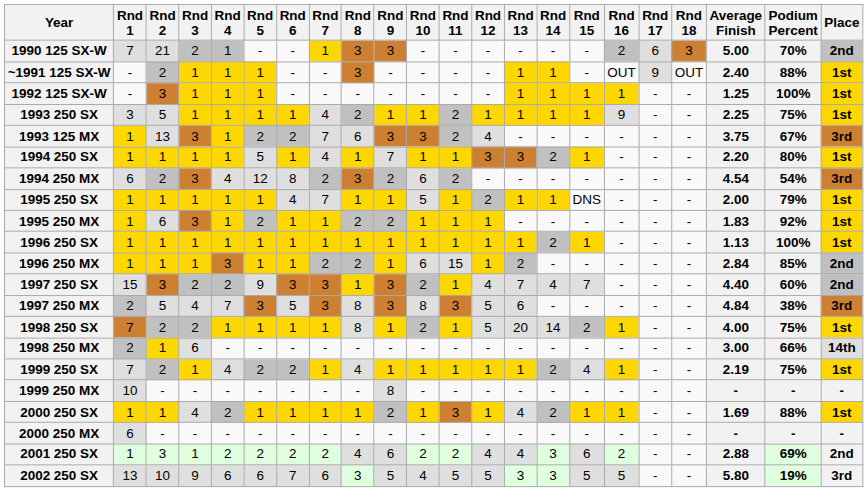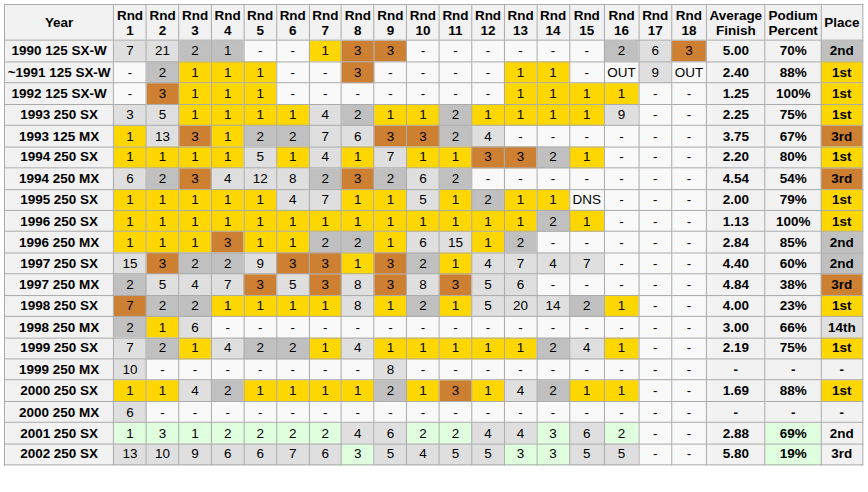- row: (59, 221)
(793, 327) 75% -> (793, 305) 23%
